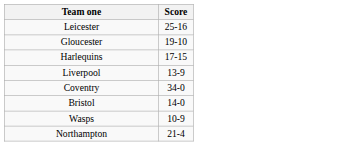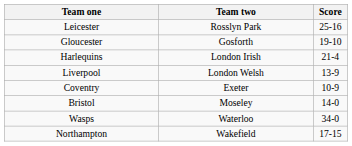+ column: (236, 12)
(176, 57) 17-15 -> (330, 57) 21-4
(176, 88) 34-0 -> (330, 88) 10-9
(176, 118) 10-9 -> (330, 118) 34-0
(176, 133) 21-4 -> (330, 133) 17-15
